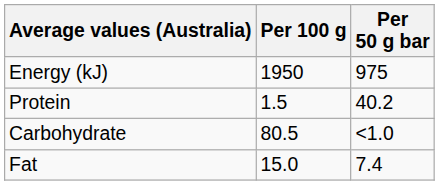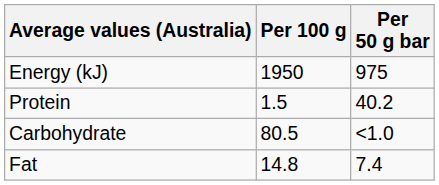(279, 164) 15.0 -> (279, 164) 14.8
